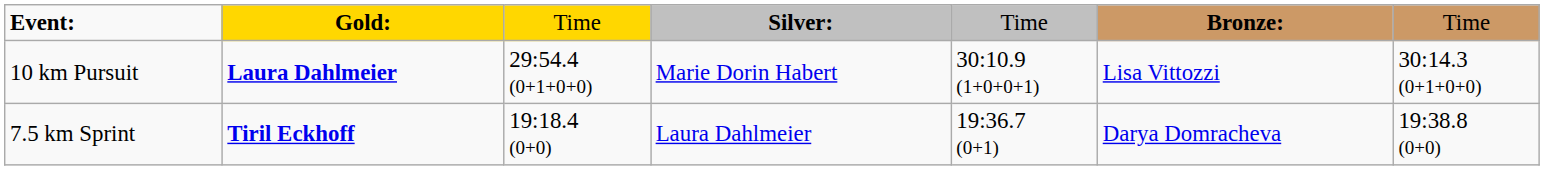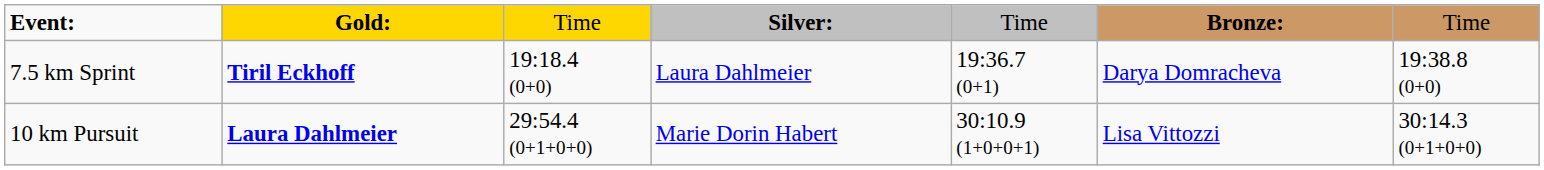rows swapped: (73, 133) <-> (74, 71)
